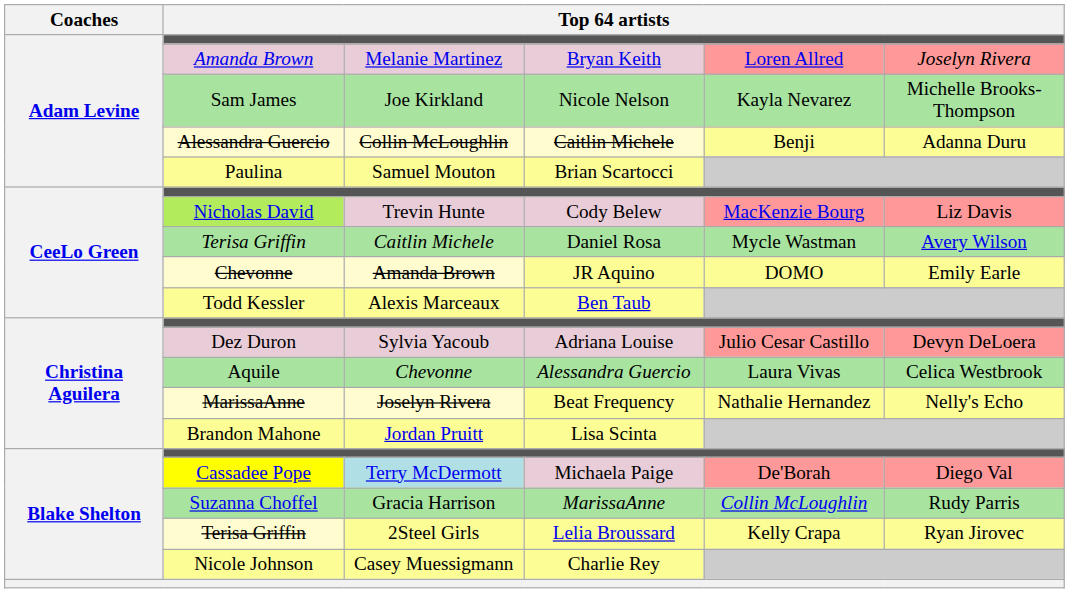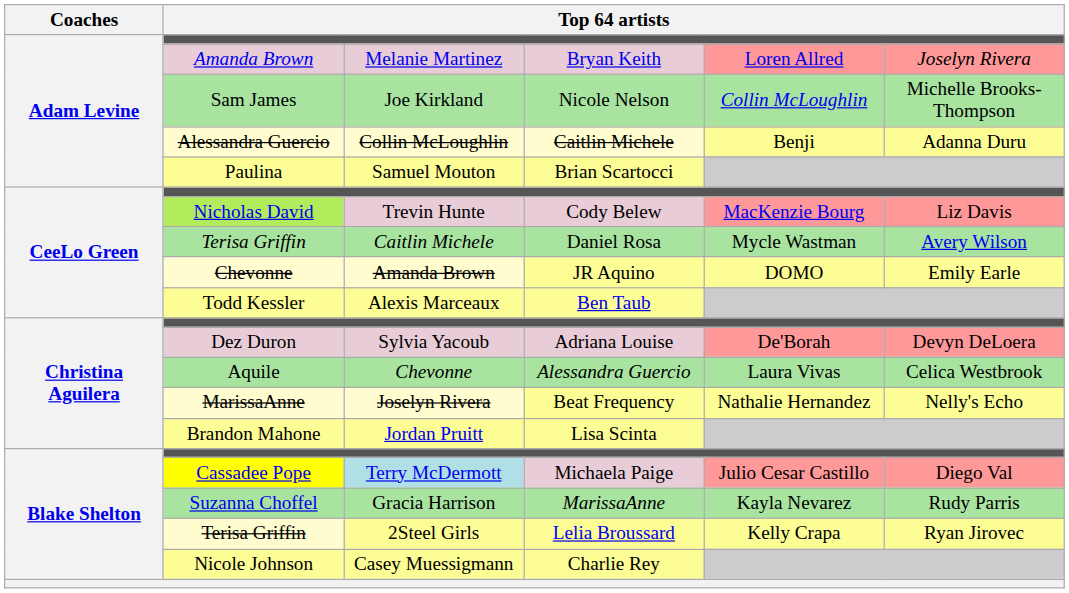(794, 100) Kayla Nevarez -> (794, 100) Collin McLoughlin
(794, 341) Julio Cesar Castillo -> (794, 341) De'Borah
(794, 472) De'Borah -> (794, 472) Julio Cesar Castillo
(794, 503) Collin McLoughlin -> (794, 503) Kayla Nevarez
